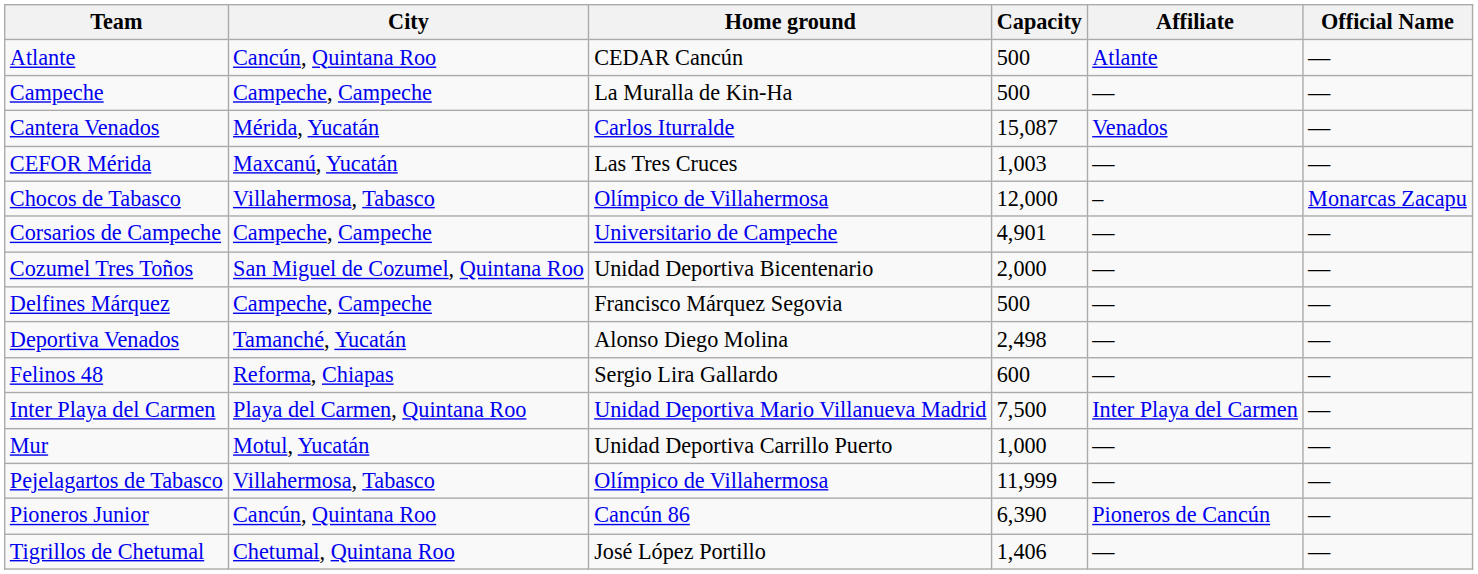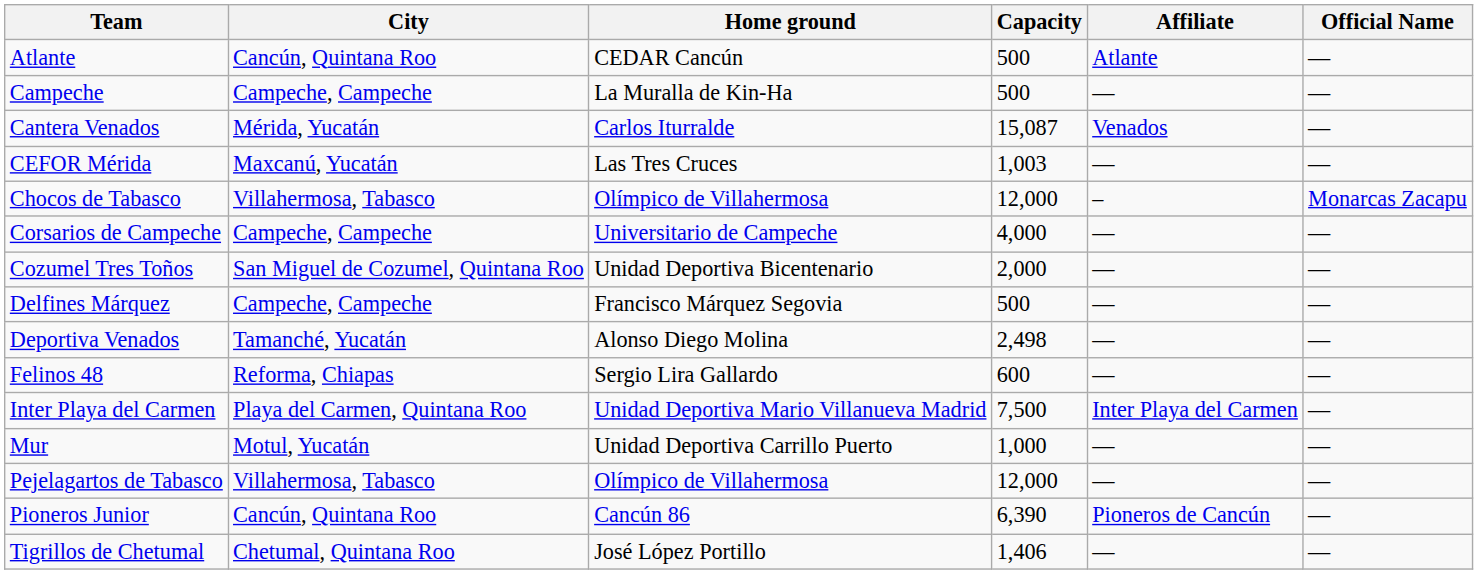(1022, 233) 4,901 -> (1022, 233) 4,000
(1027, 480) 11,999 -> (1027, 480) 12,000
